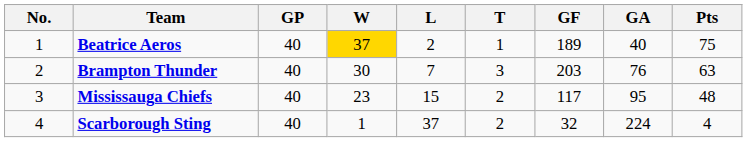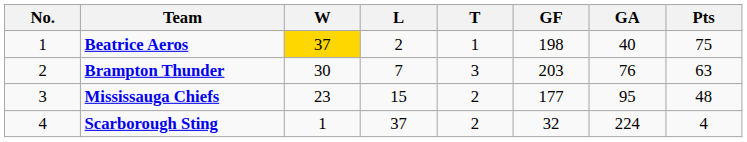- column: (293, 17)
(569, 44) 189 -> (551, 44) 198
(569, 96) 117 -> (551, 96) 177
